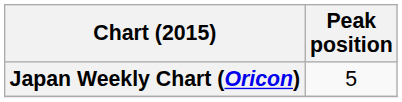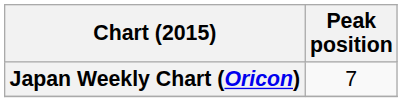(351, 79) 5 -> (351, 79) 7
